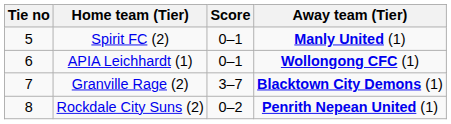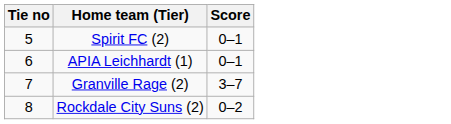- column: (350, 15)
